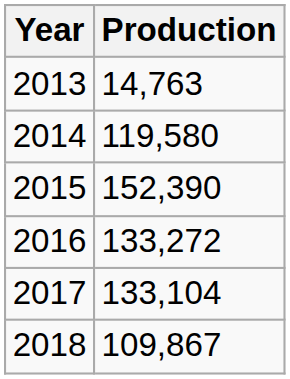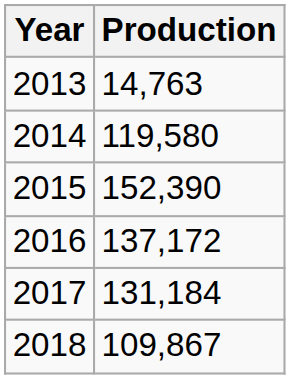(161, 240) 133,272 -> (161, 240) 137,172
(161, 293) 133,104 -> (161, 293) 131,184
